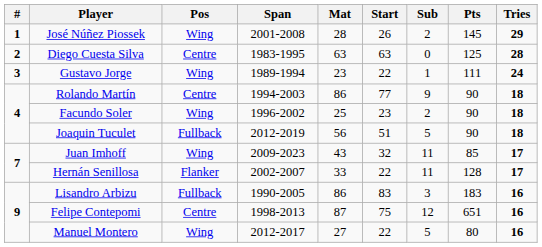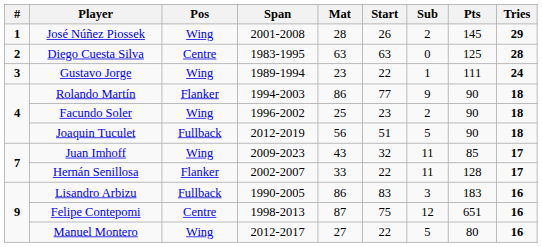(200, 93) Centre -> (200, 93) Flanker
